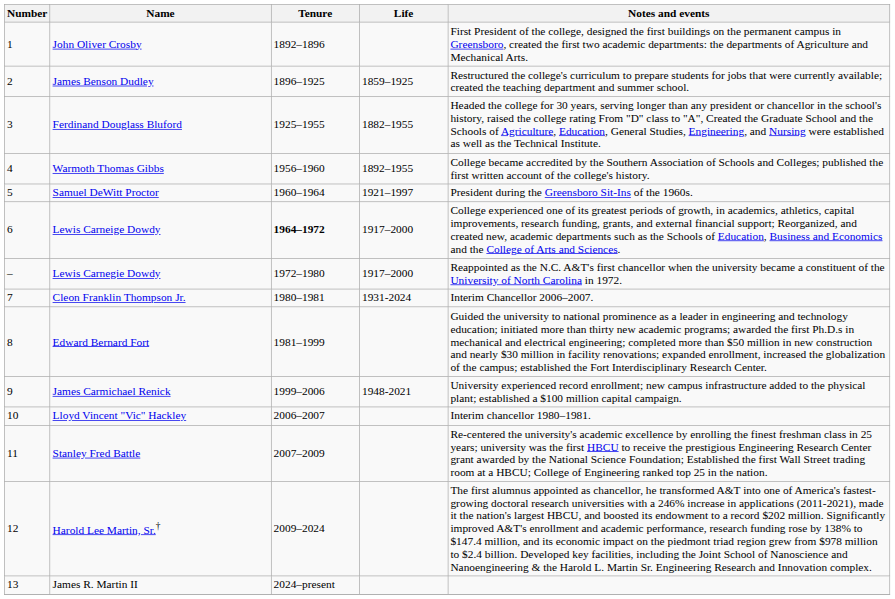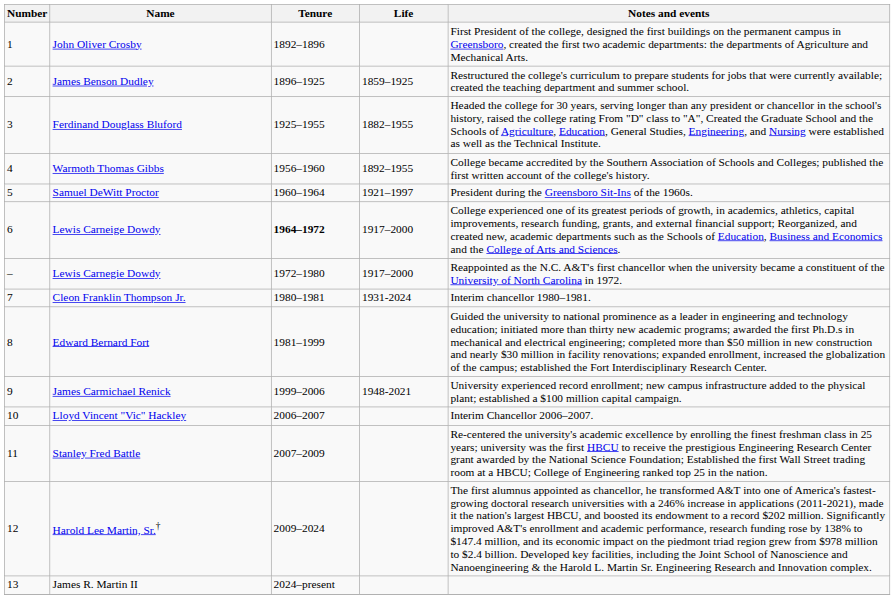(522, 298) Interim Chancellor 2006–2007. -> (521, 298) Interim chancellor 1980–1981.
(521, 416) Interim chancellor 1980–1981. -> (522, 416) Interim Chancellor 2006–2007.
